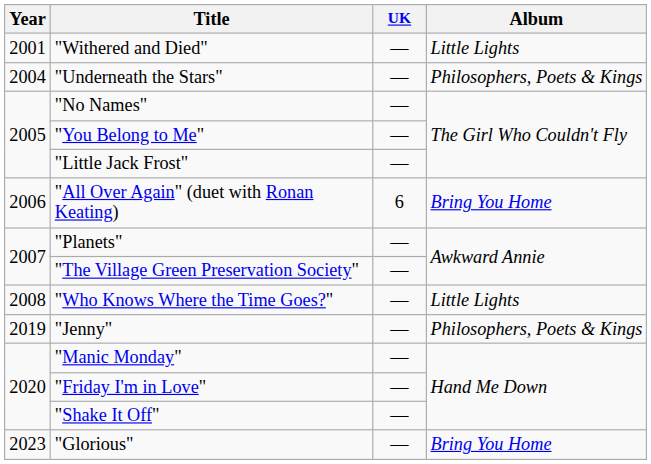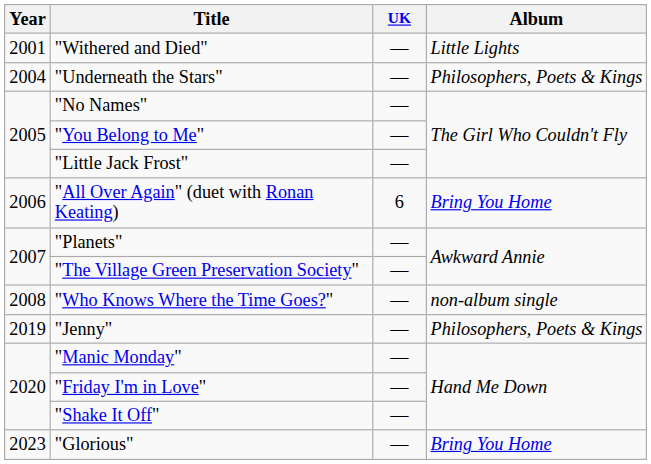(475, 299) Little Lights -> (494, 299) non-album single
